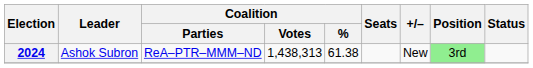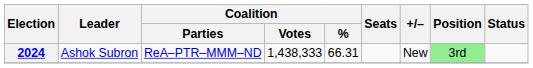(295, 53) 1,438,313 -> (295, 53) 1,438,333
(343, 53) 61.38 -> (343, 53) 66.31
